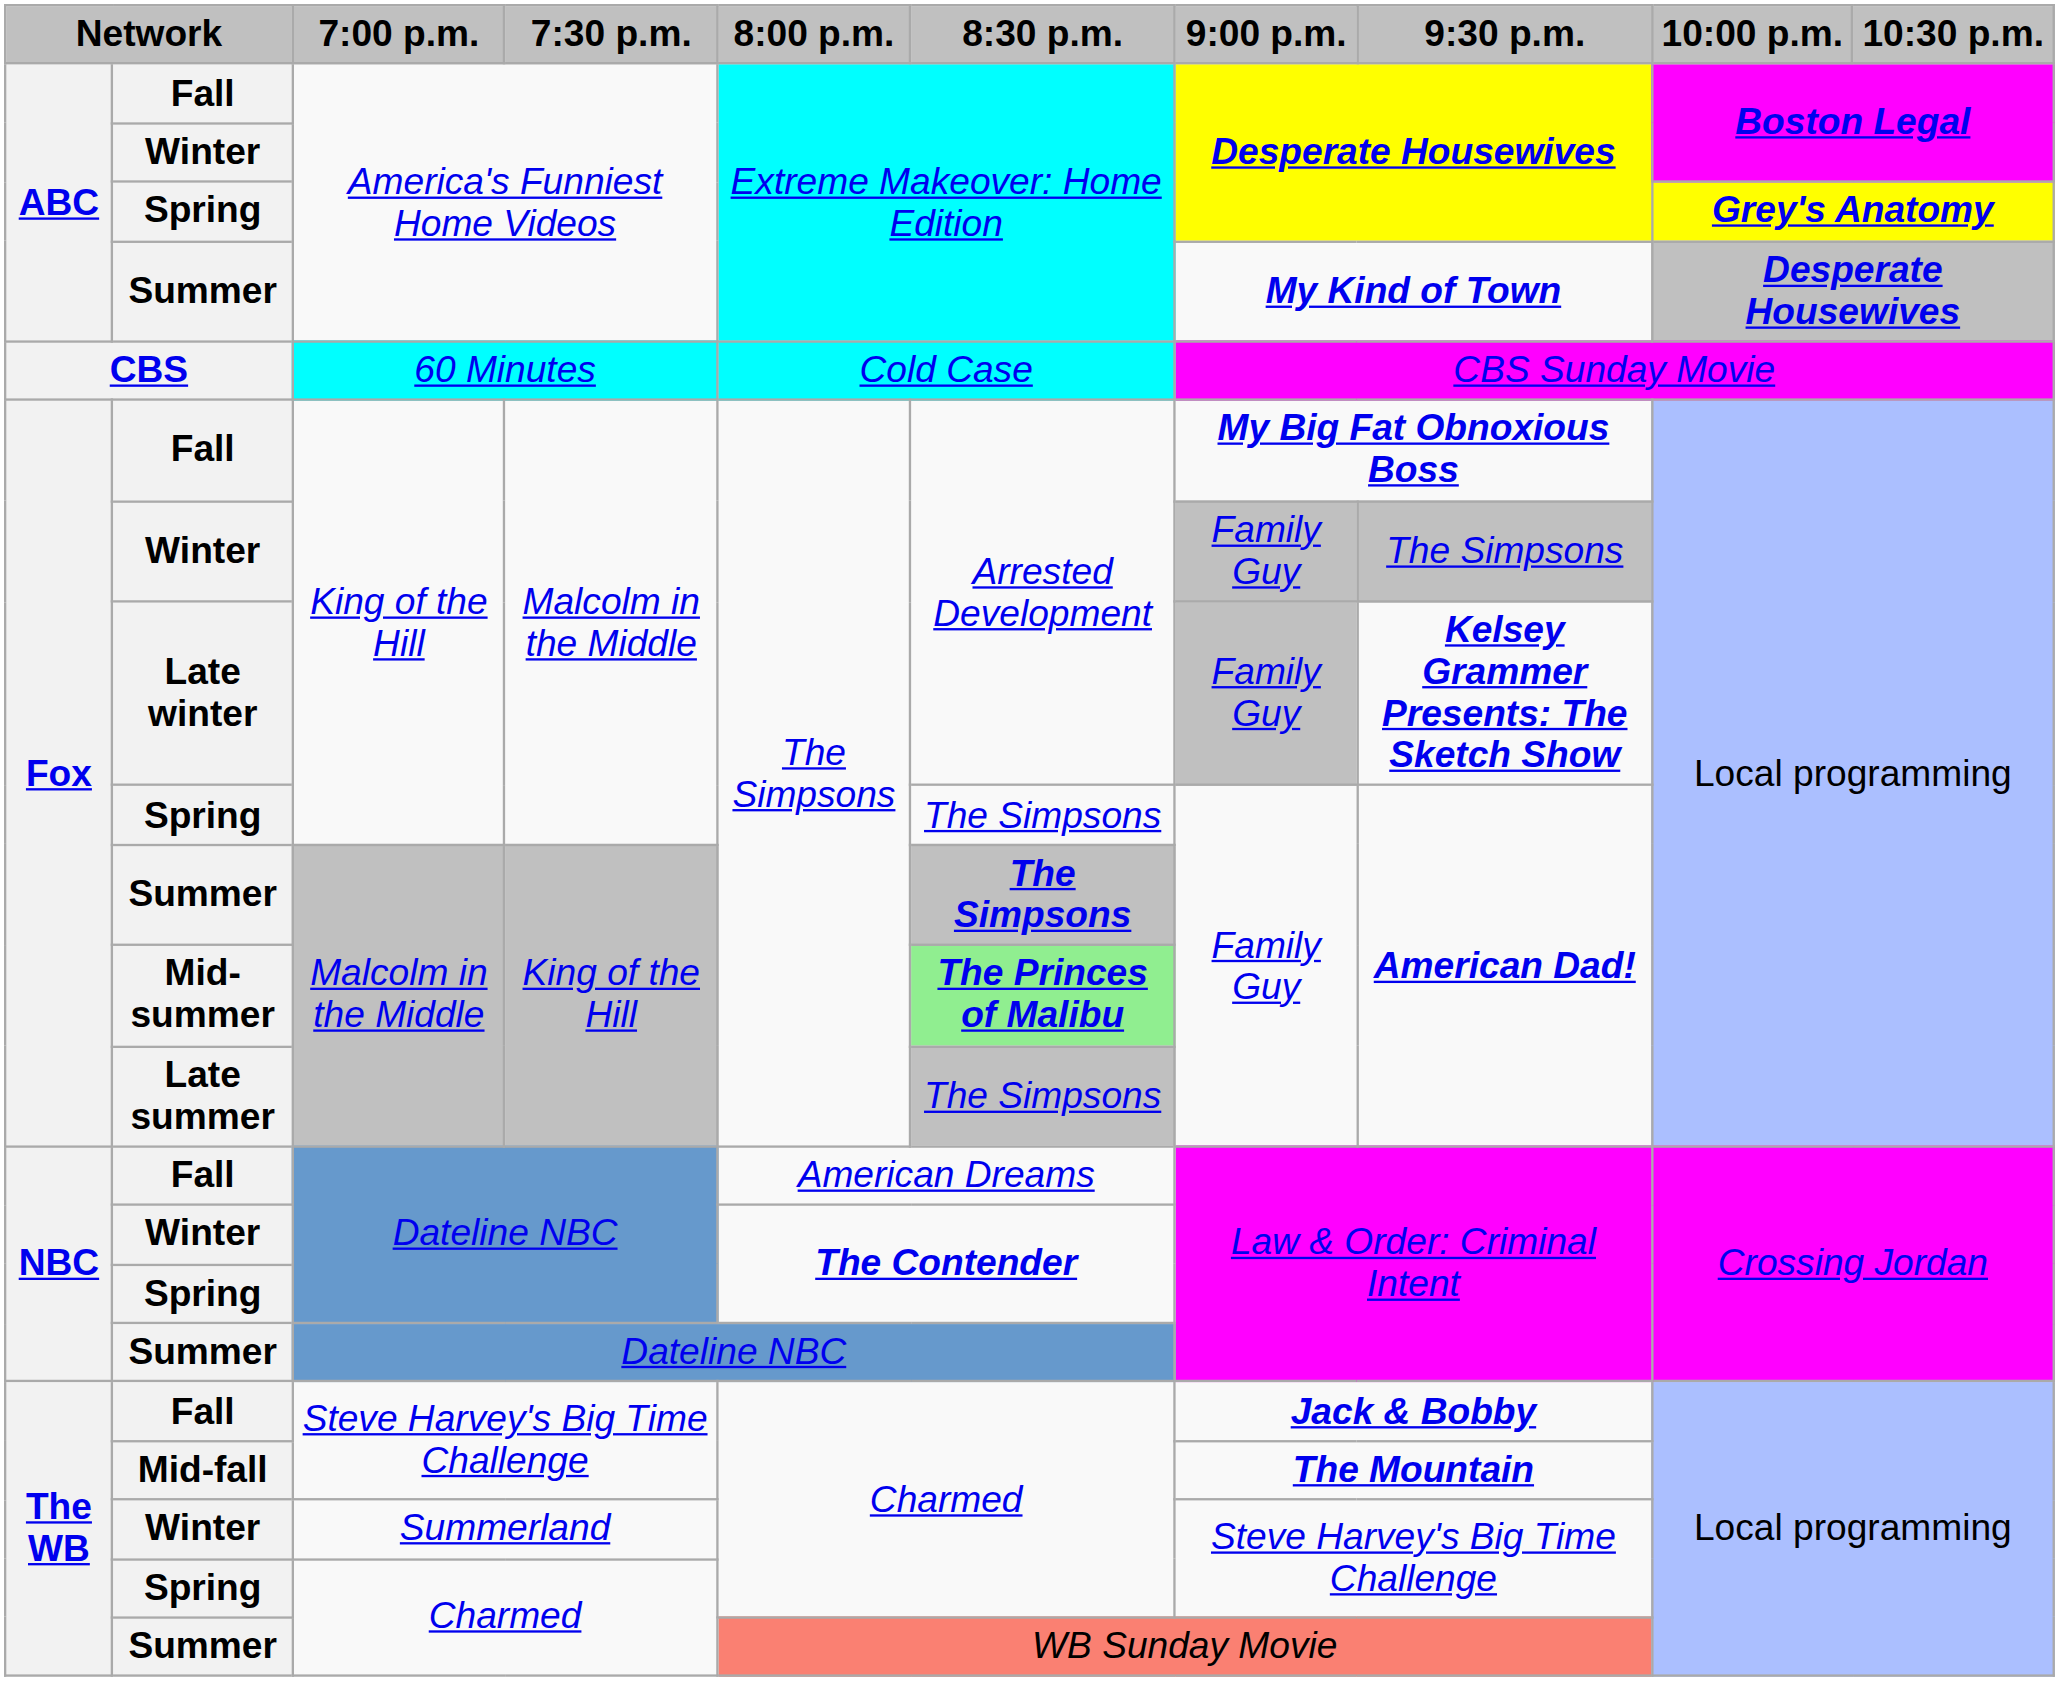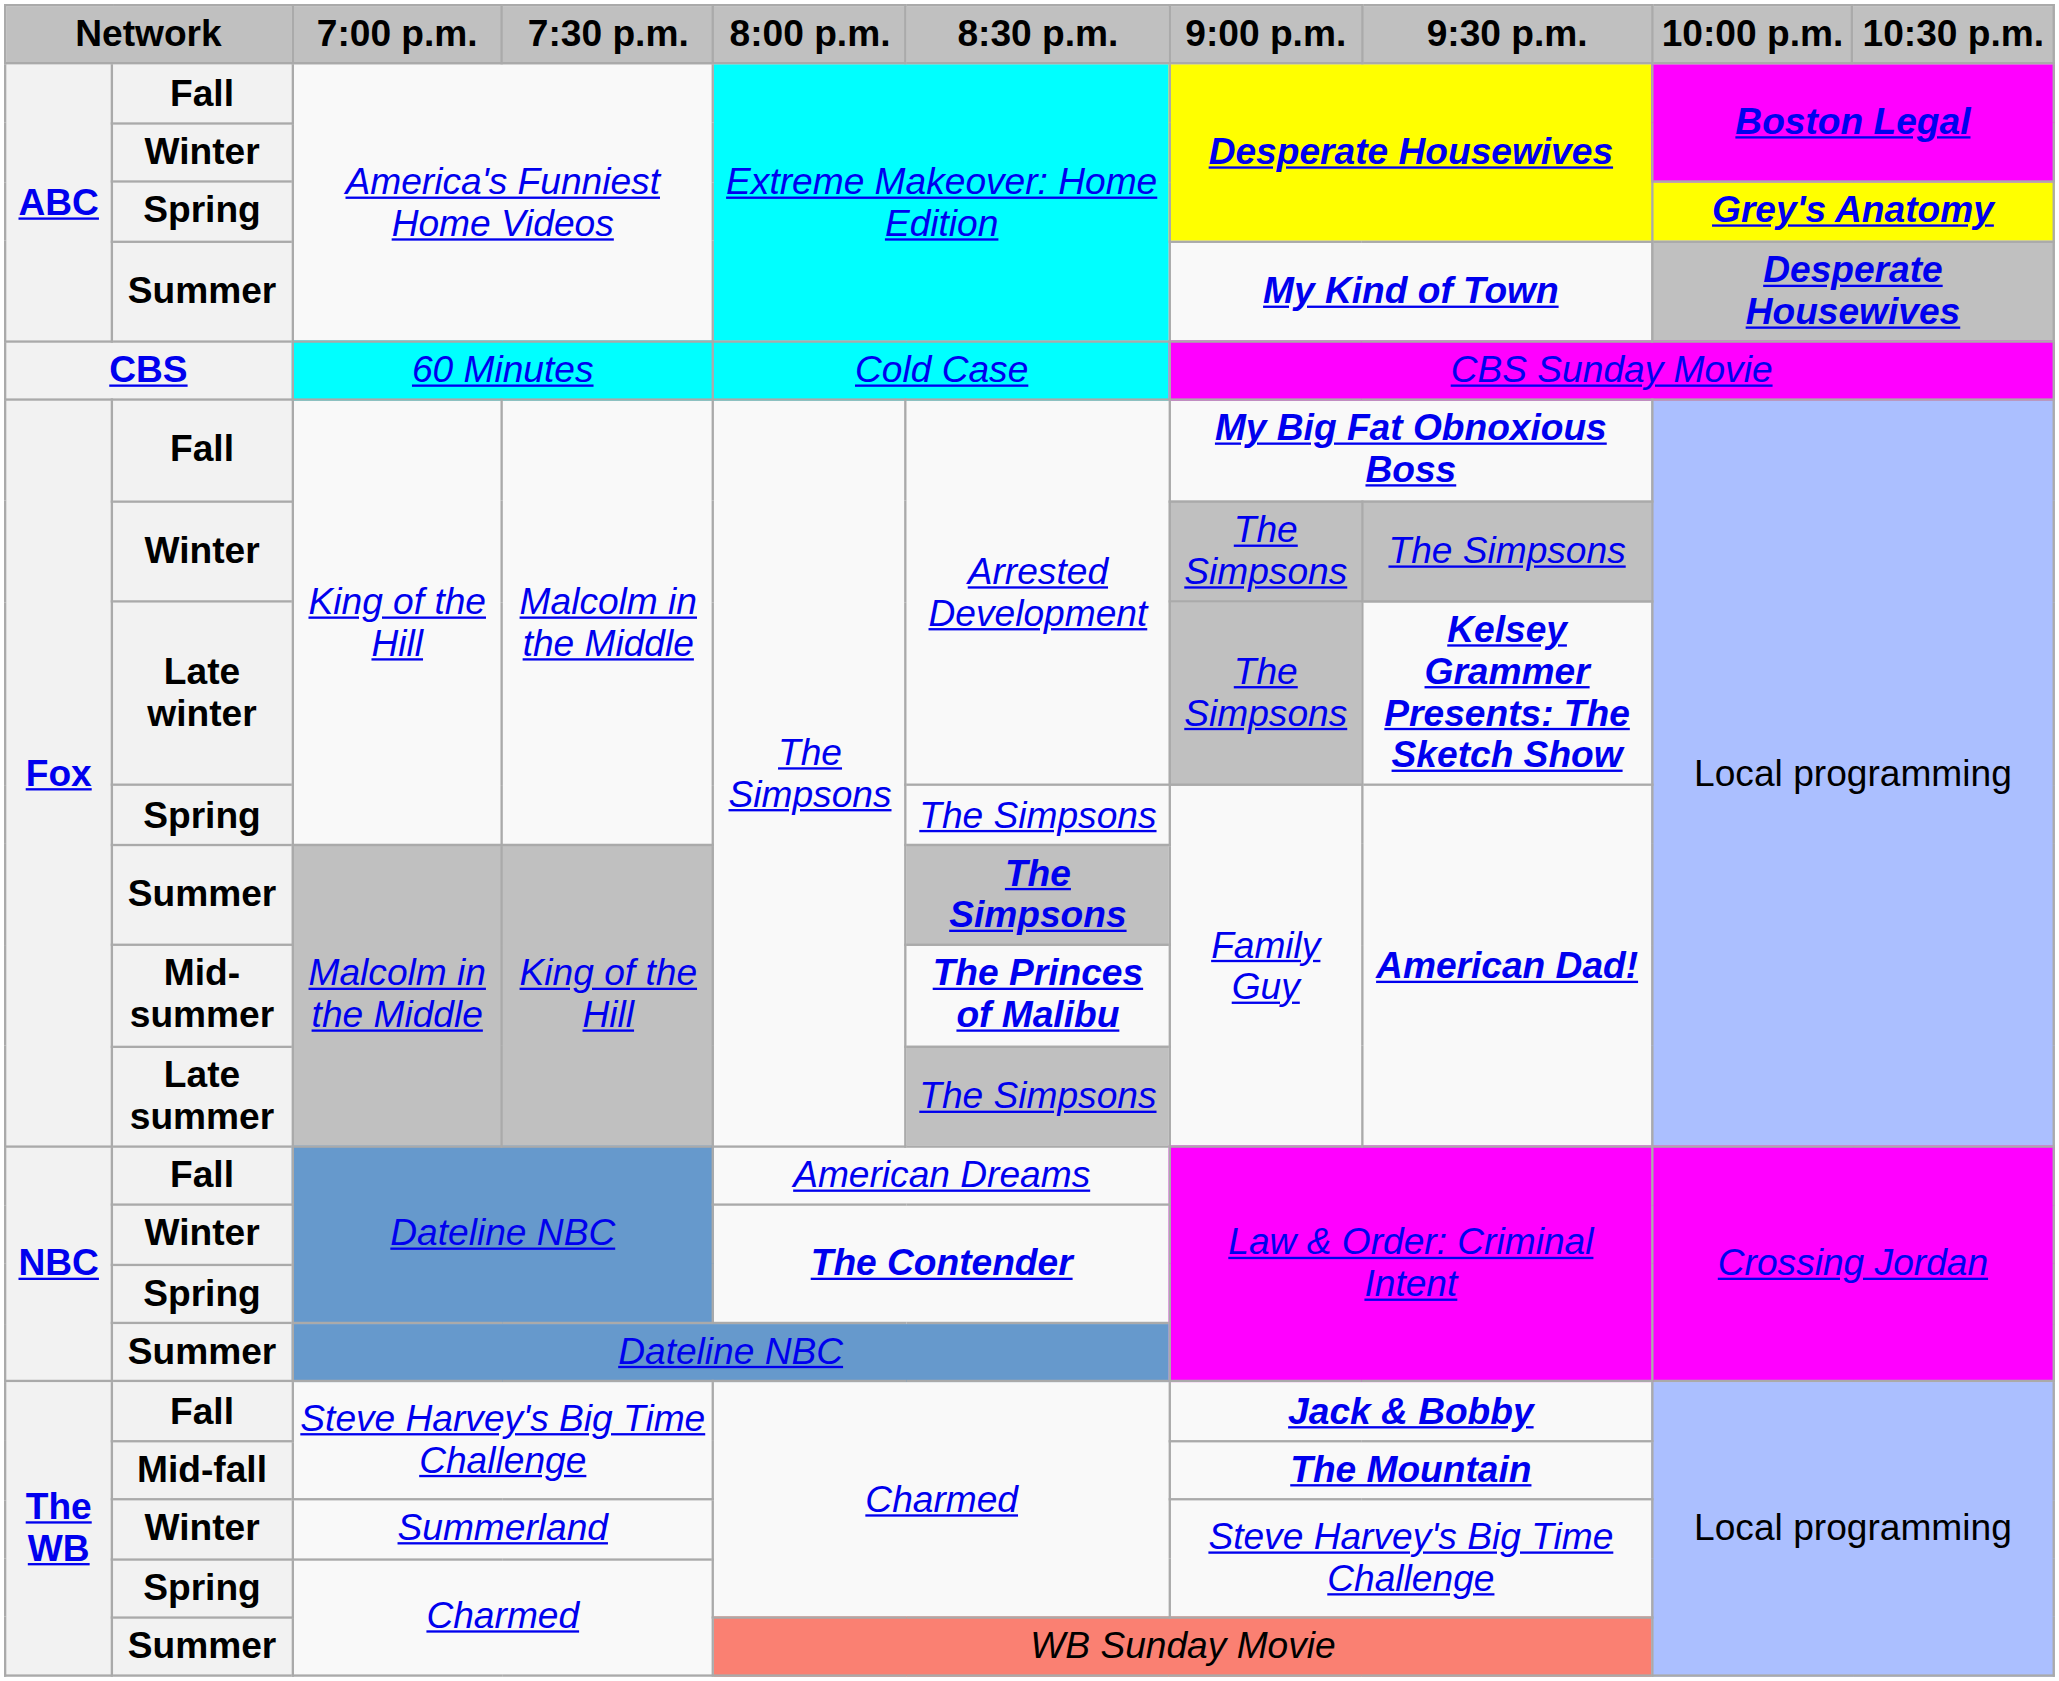(1266, 550) Family Guy -> (1266, 550) The Simpsons
(1266, 692) Family Guy -> (1266, 692) The Simpsons
(1043, 994) lightgreen background -> (1038, 994) no background
